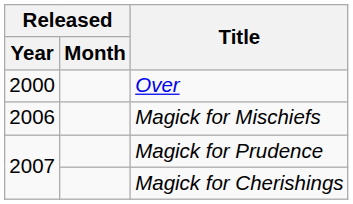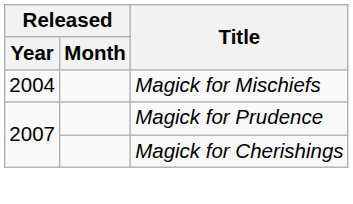- row: (157, 85)
(32, 118) 2006 -> (32, 85) 2004
